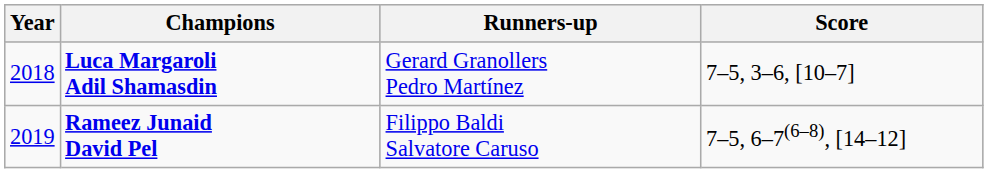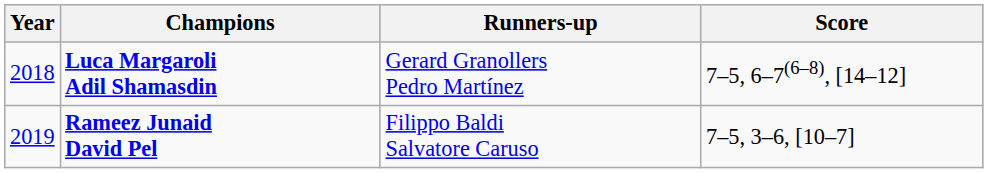(780, 73) 7–5, 3–6, [10–7] -> (806, 73) 7–5, 6–7(6–8), [14–12]
(806, 136) 7–5, 6–7(6–8), [14–12] -> (780, 136) 7–5, 3–6, [10–7]
